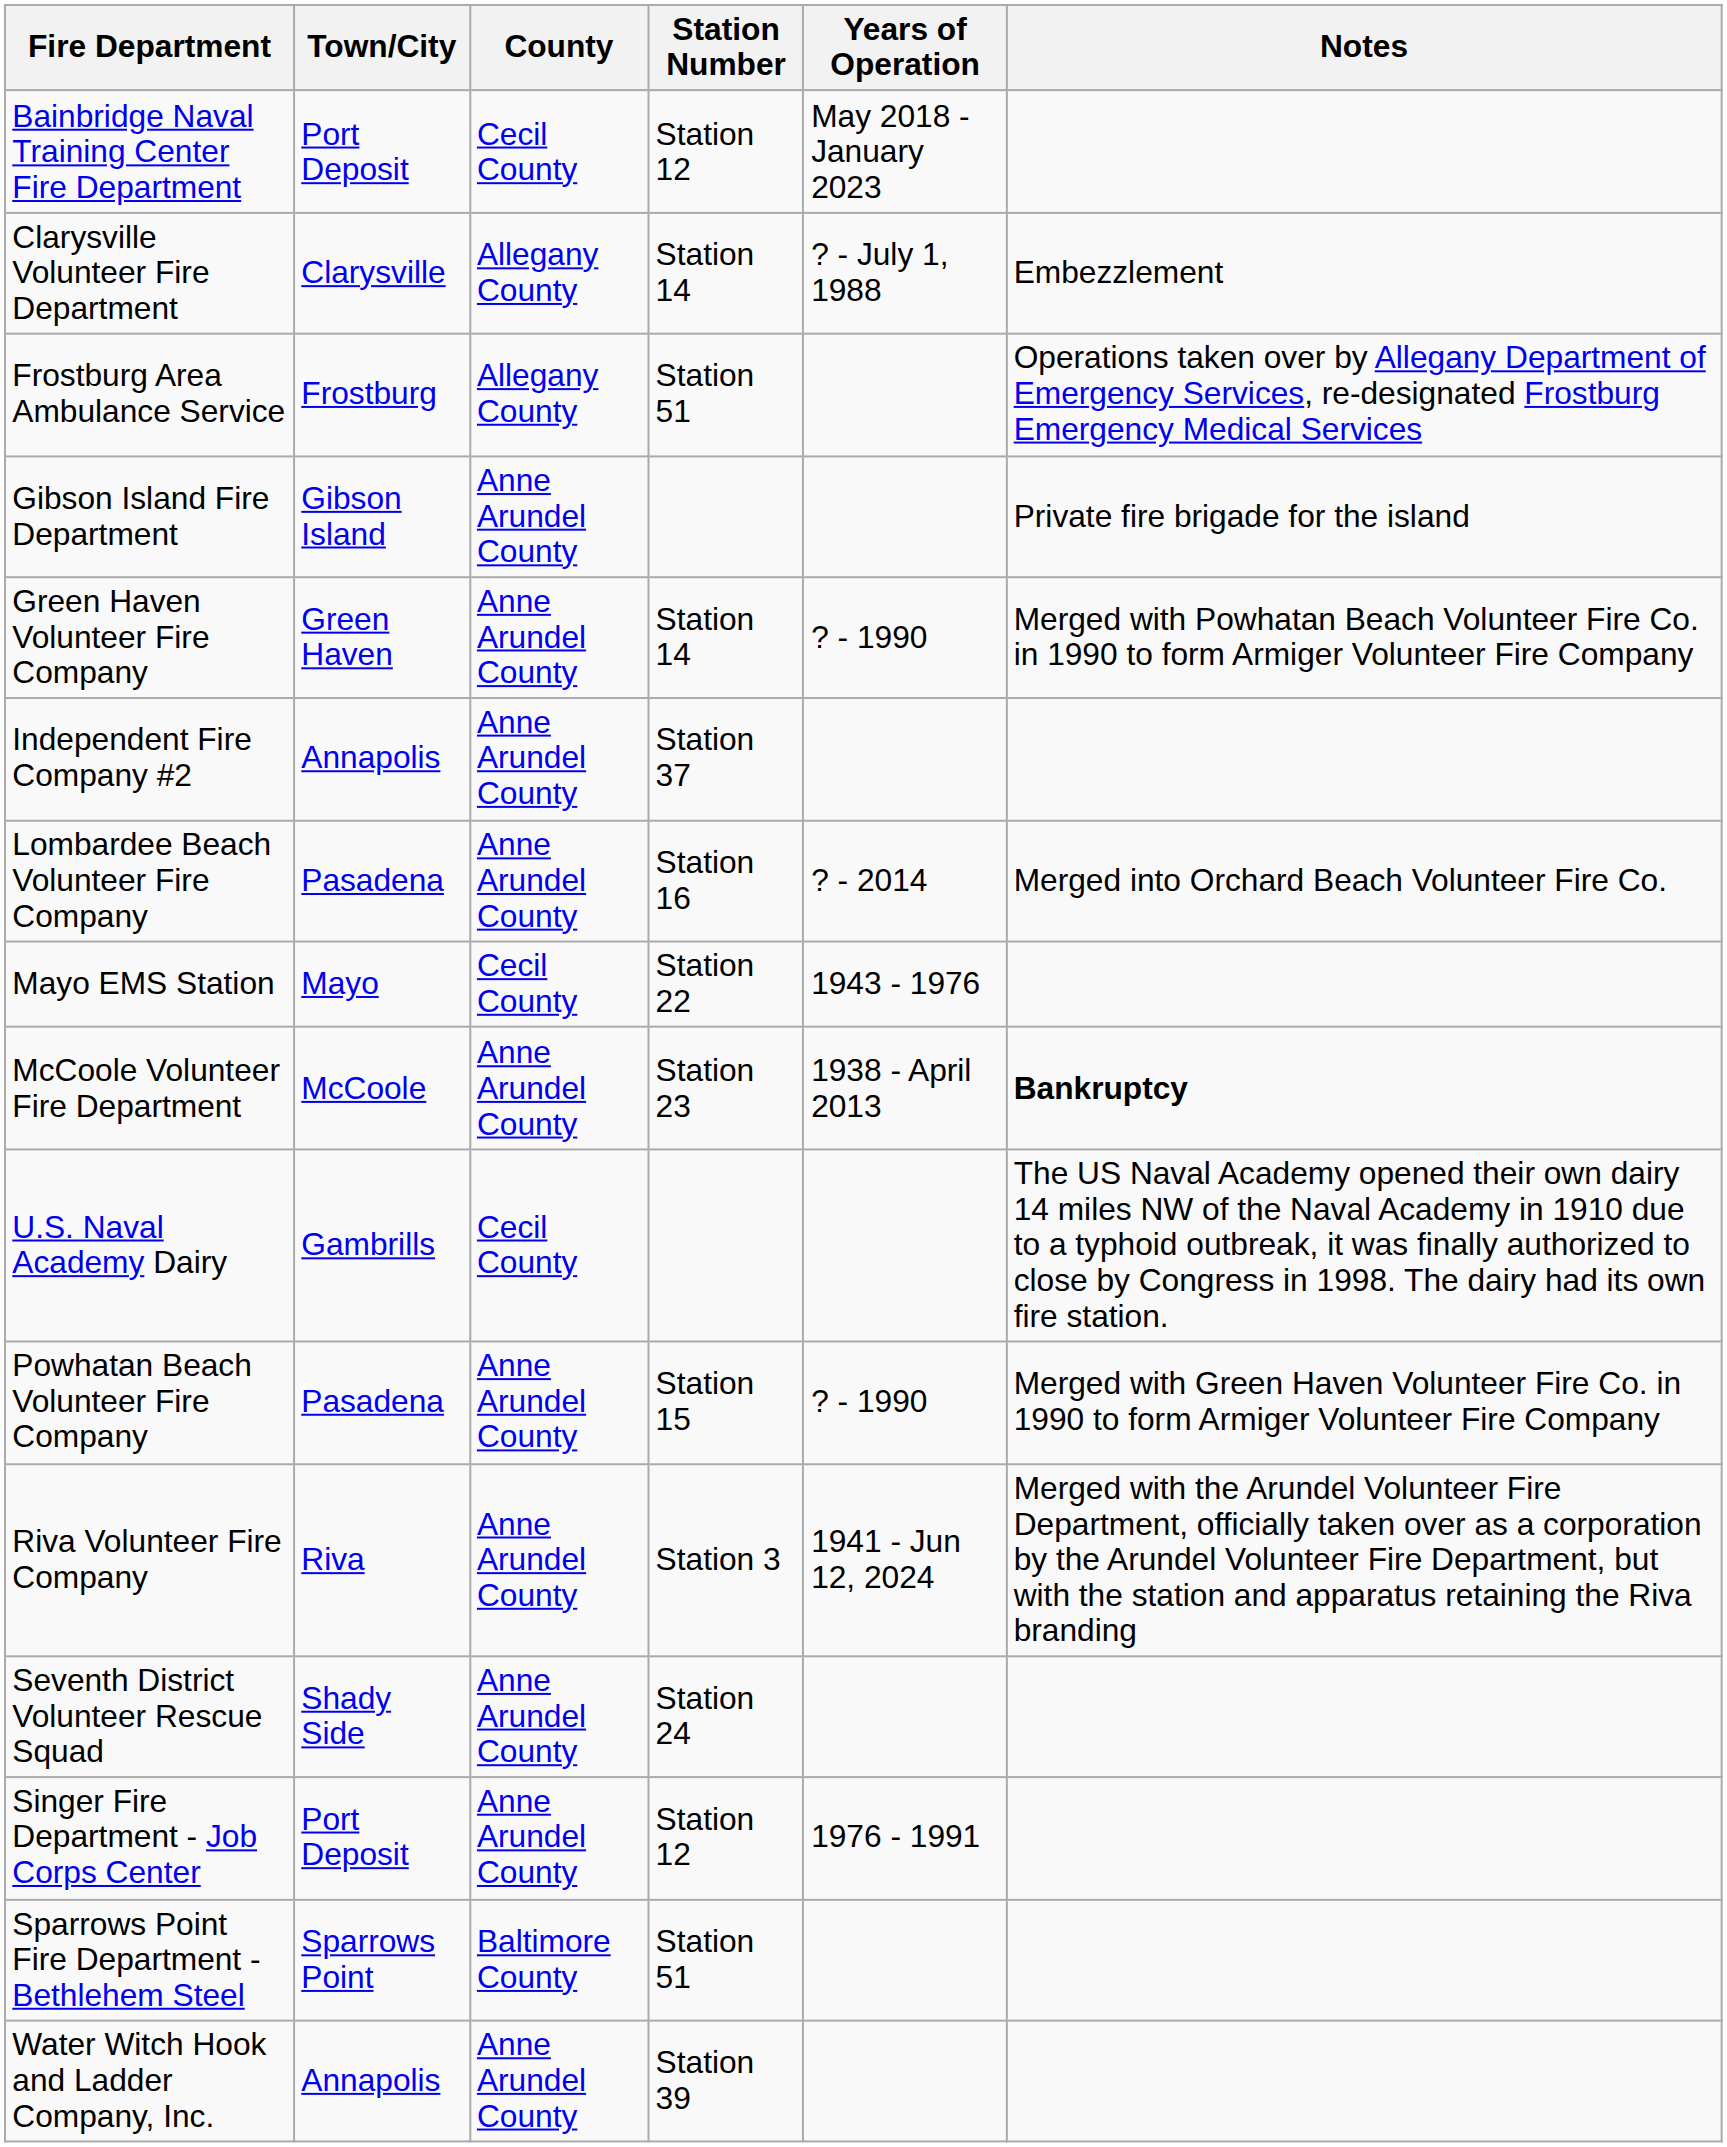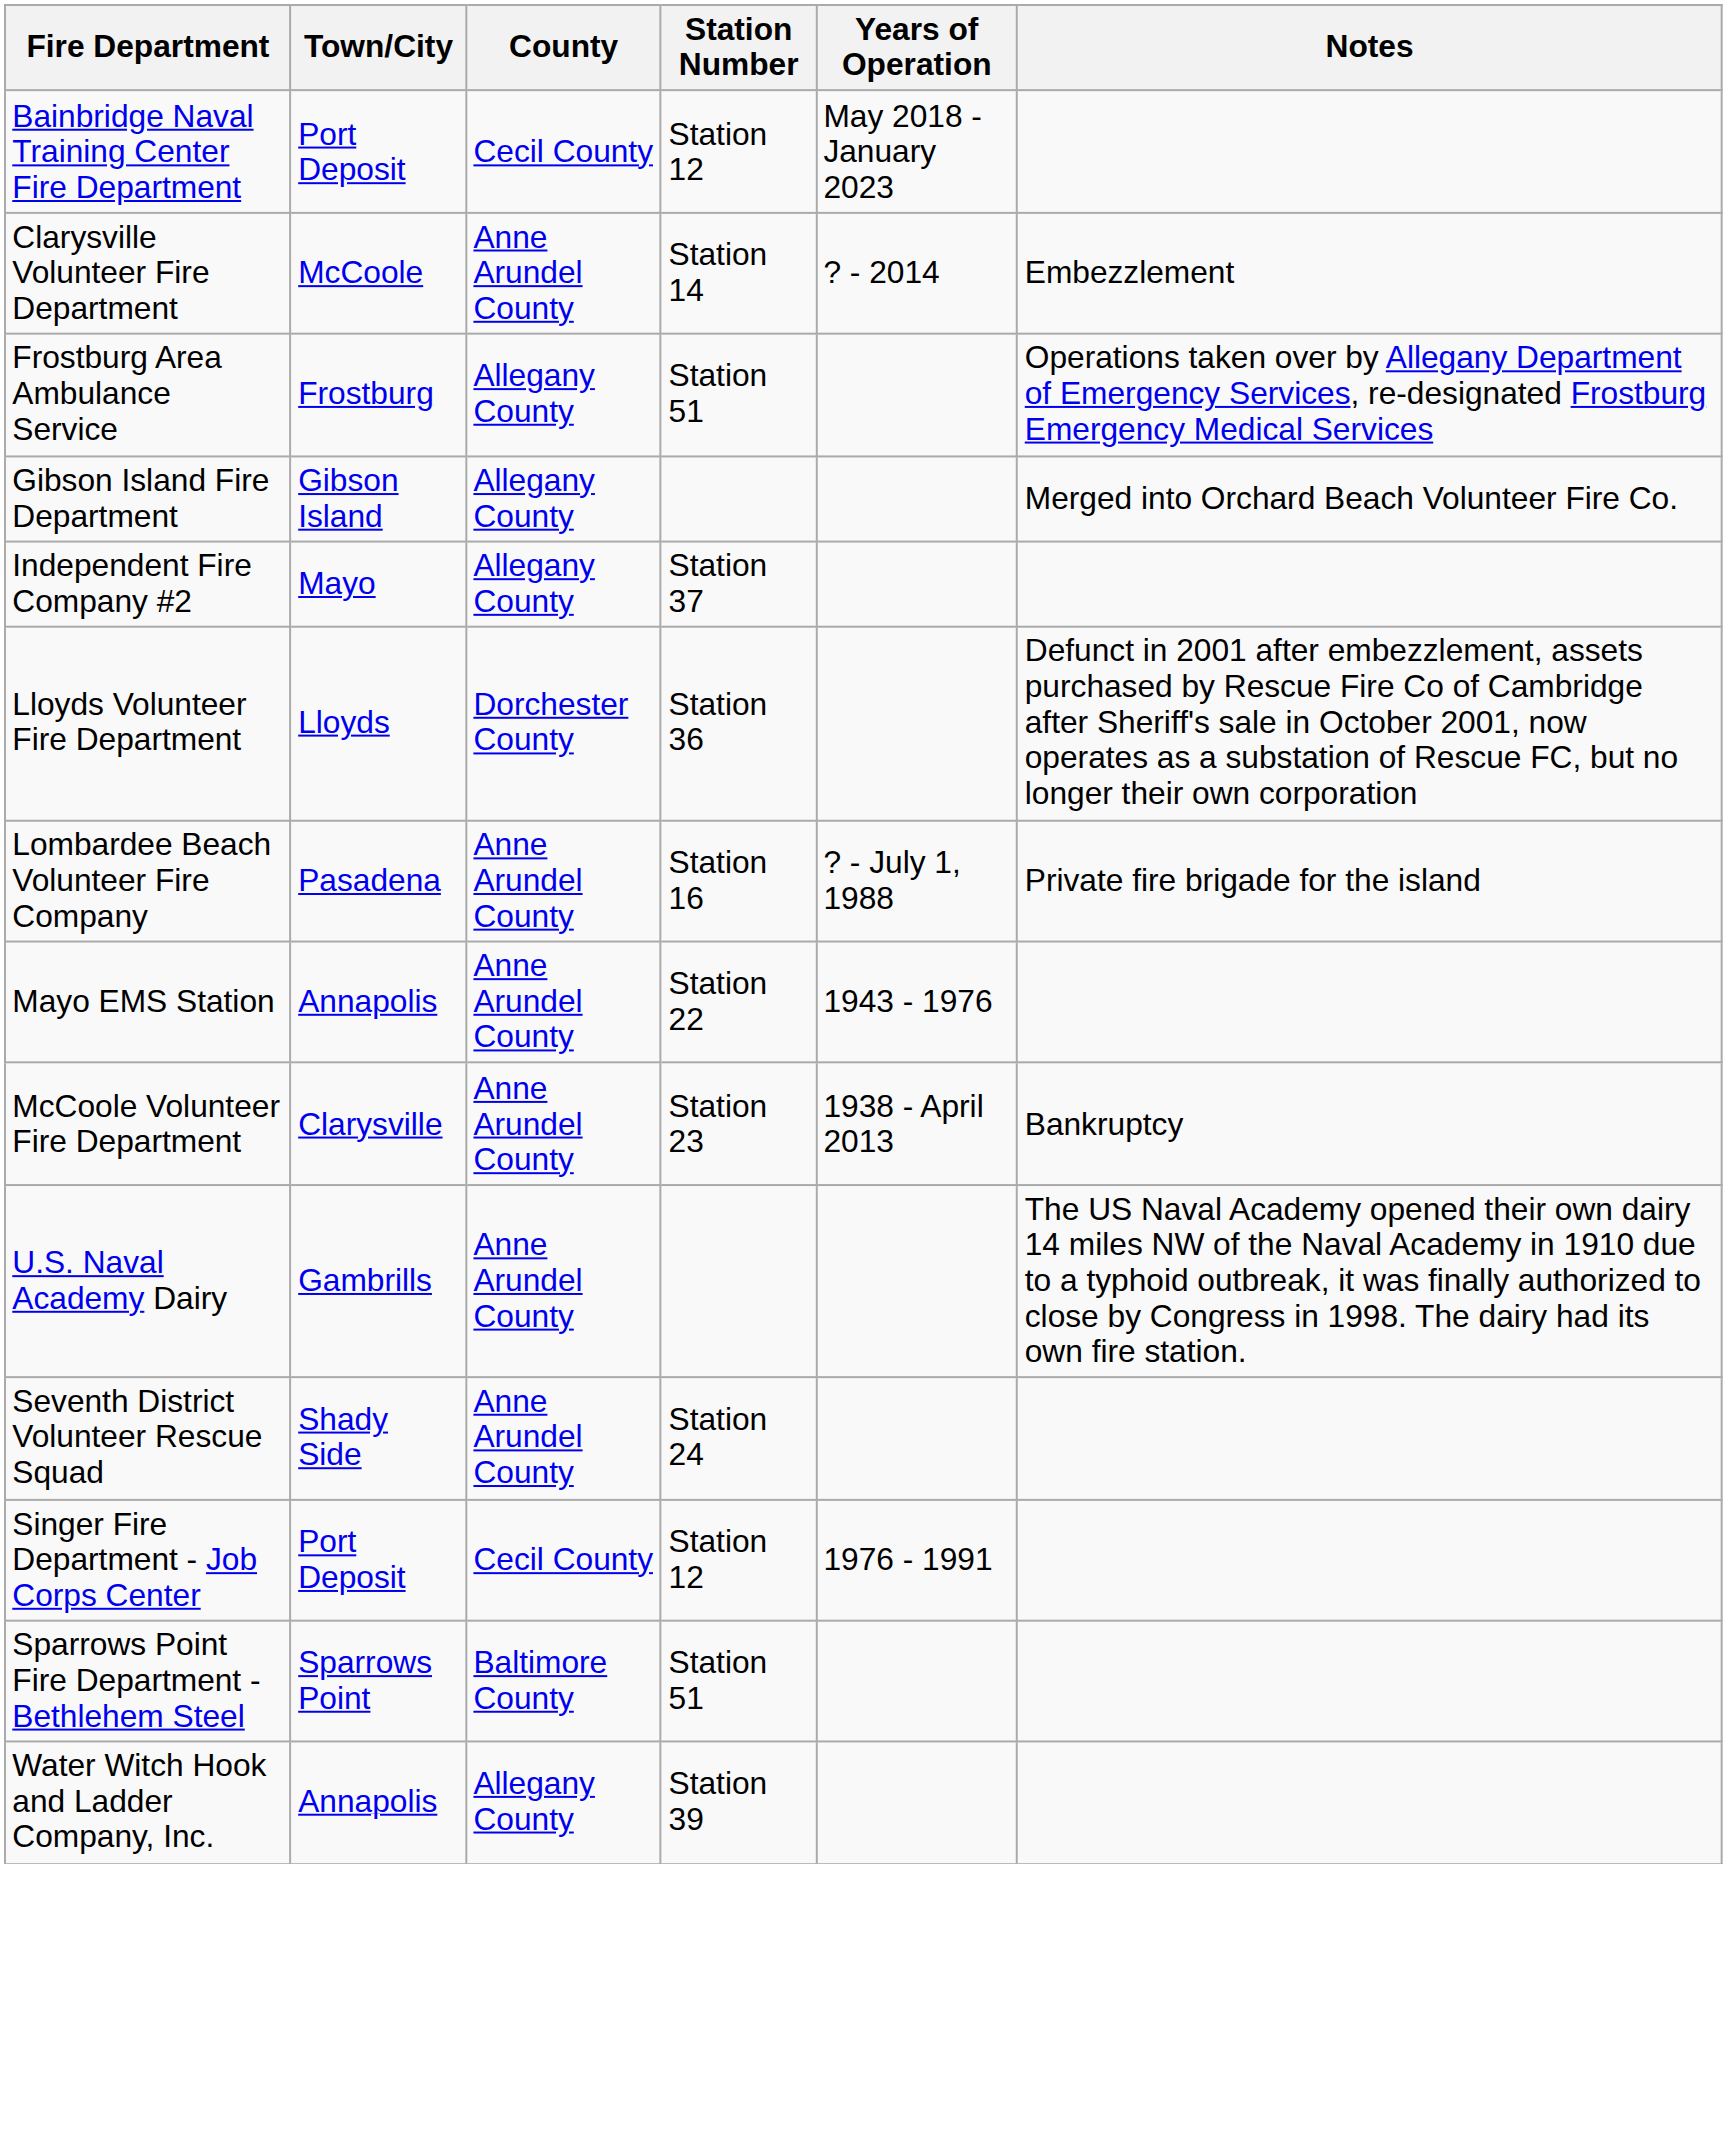(373, 272) Clarysville -> (361, 272) McCoole
(538, 272) Allegany County -> (528, 272) Anne Arundel County
(880, 272) ? - July 1, 1988 -> (882, 272) ? - 2014
(532, 515) Anne Arundel County -> (534, 497) Allegany County
(1242, 515) Private fire brigade for the island -> (1351, 497) Merged into Orchard Beach Volunteer Fire Co.
- row: (111, 637)
(371, 758) Annapolis -> (337, 583) Mayo
(532, 758) Anne Arundel County -> (534, 583) Allegany County
+ row: (129, 723)
(869, 880) ? - 2014 -> (892, 880) ? - July 1, 1988
(1340, 880) Merged into Orchard Beach Volunteer Fire Co. -> (1253, 880) Private fire brigade for the island
(340, 983) Mayo -> (368, 1001) Annapolis
(527, 983) Cecil County -> (528, 1001) Anne Arundel County
(364, 1087) McCoole -> (370, 1123) Clarysville
(1101, 1087) bold -> (1104, 1123) normal
(527, 1244) Cecil County -> (528, 1280) Anne Arundel County
- row: (132, 1402)
- row: (147, 1559)
(532, 1837) Anne Arundel County -> (563, 1559) Cecil County
(532, 2080) Anne Arundel County -> (534, 1802) Allegany County
